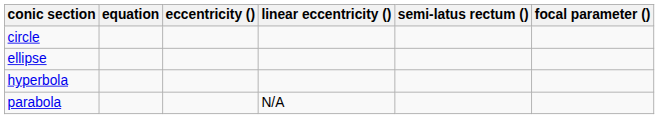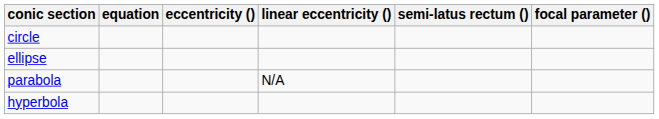rows swapped: (34, 102) <-> (38, 80)
